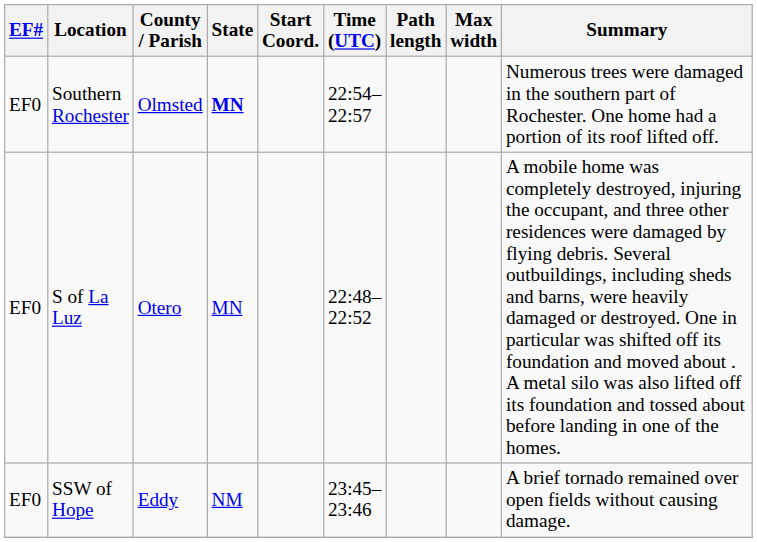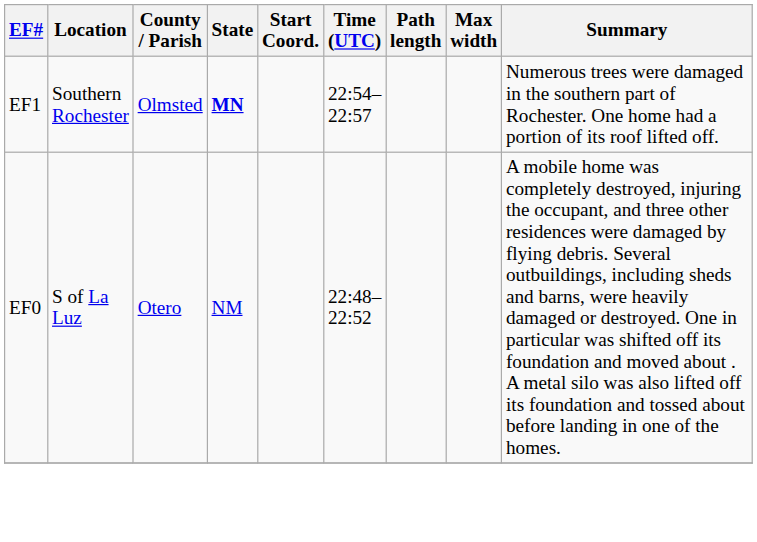(25, 104) EF0 -> (25, 104) EF1
(227, 307) MN -> (227, 307) NM
- row: (82, 499)
